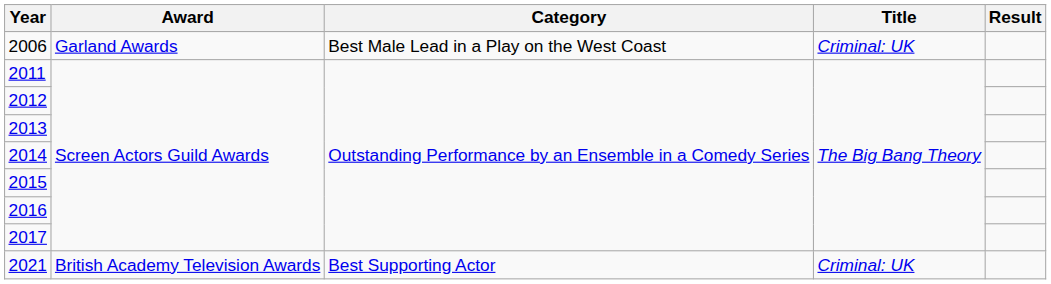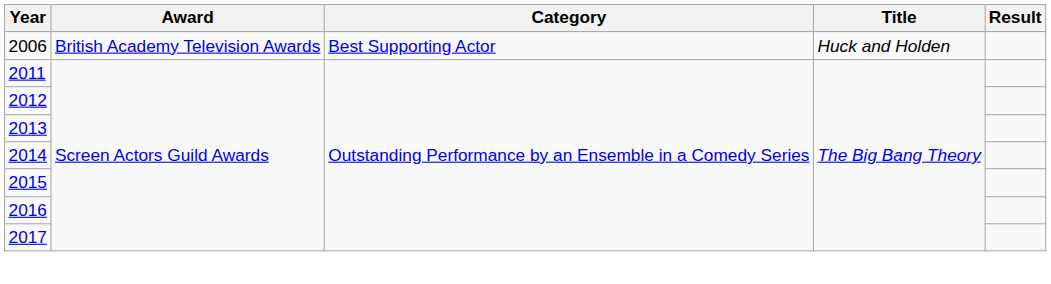(116, 45) Garland Awards -> (188, 45) British Academy Television Awards
(497, 45) Best Male Lead in a Play on the West Coast -> (412, 45) Best Supporting Actor
(866, 45) Criminal: UK -> (884, 45) Huck and Holden
- row: (28, 264)
